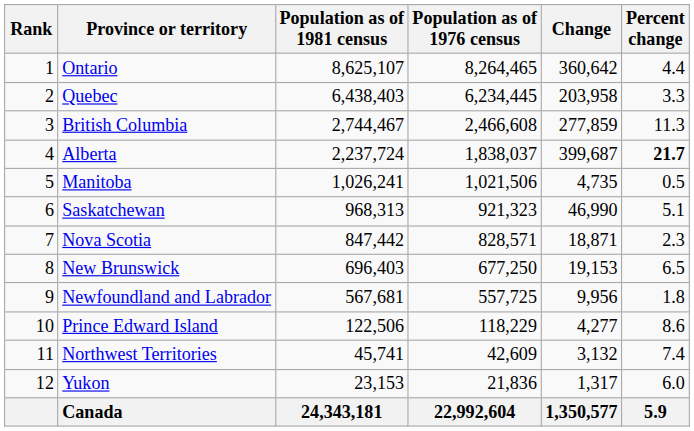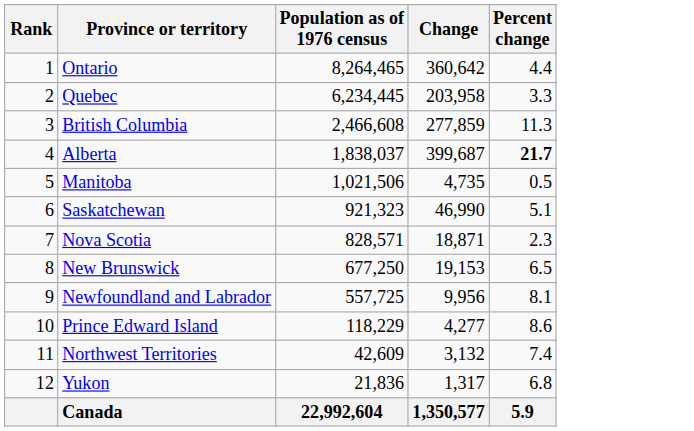- column: (342, 29)
(674, 297) 1.8 -> (541, 297) 8.1
(674, 383) 6.0 -> (541, 383) 6.8
